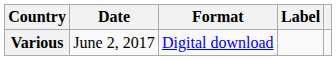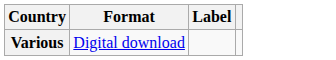- column: (114, 17)
